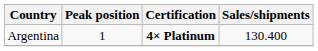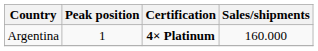(266, 35) 130.400 -> (266, 35) 160.000
